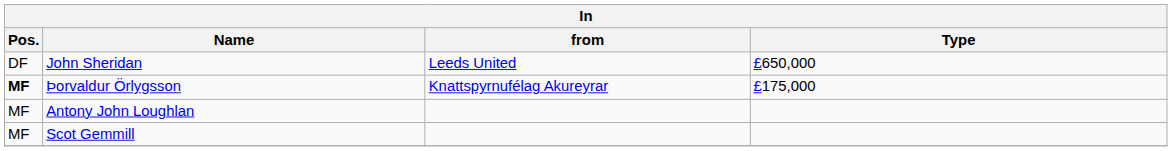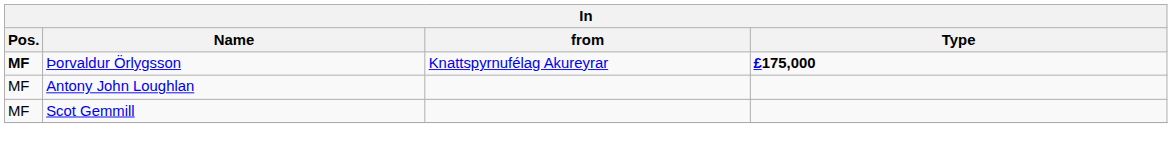- row: (94, 63)
(785, 87) normal -> (785, 63) bold
